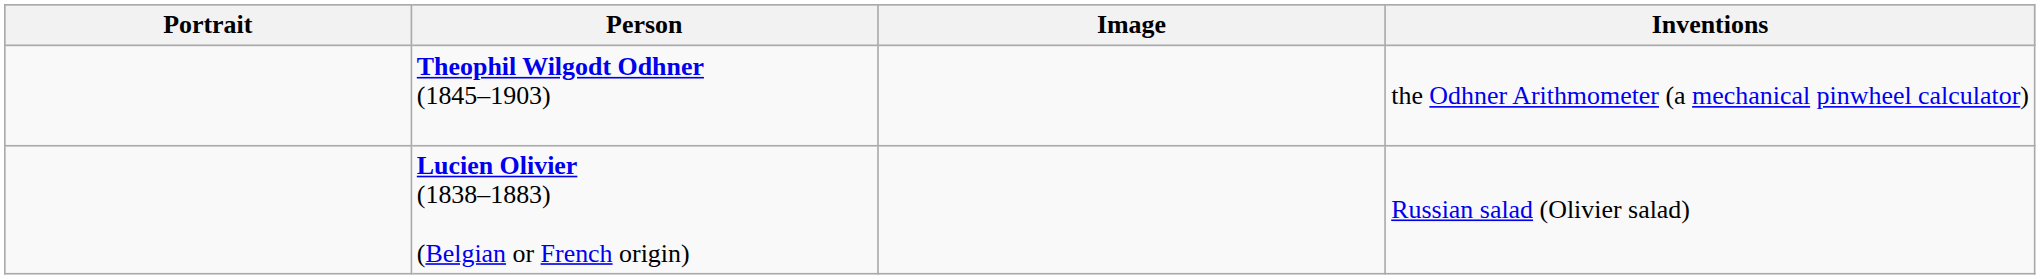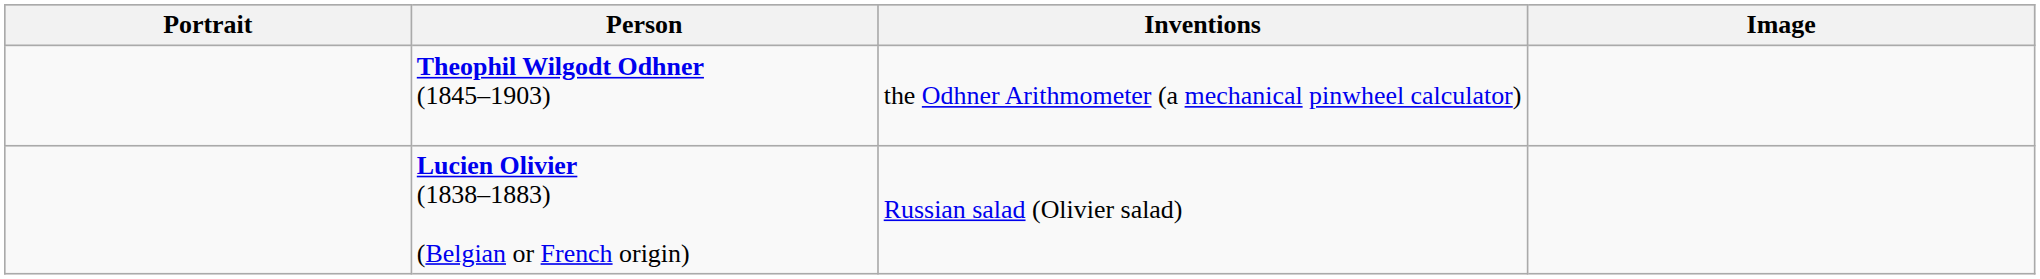columns swapped: (1710, 25) <-> (1131, 25)
